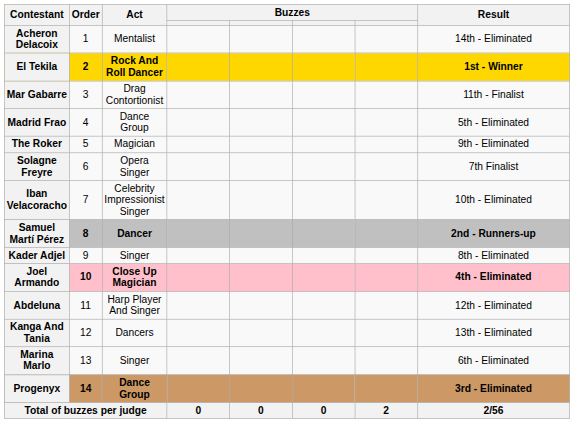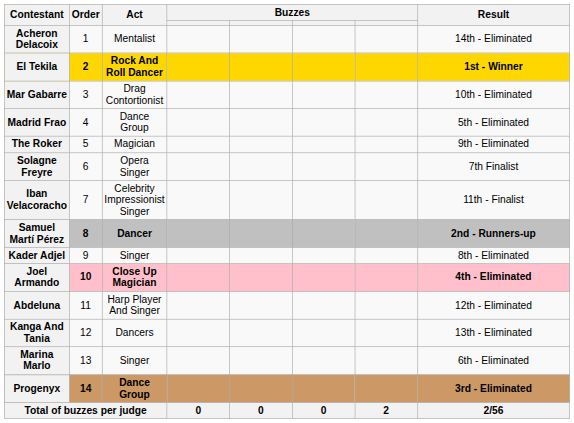(493, 94) 11th - Finalist -> (493, 94) 10th - Eliminated
(493, 200) 10th - Eliminated -> (493, 200) 11th - Finalist
